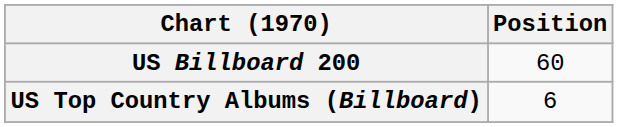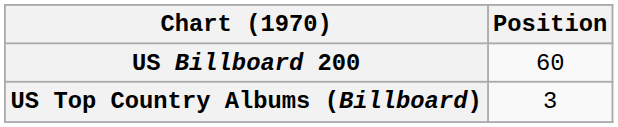(550, 102) 6 -> (550, 102) 3
